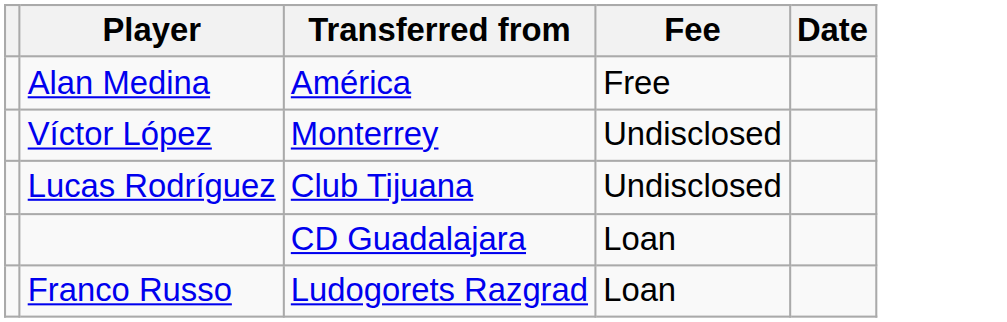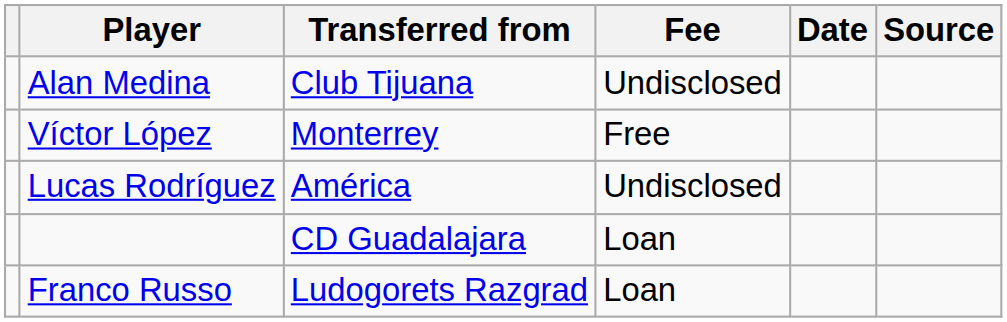+ column: (939, 30)
(351, 82) América -> (382, 82) Club Tijuana
(637, 82) Free -> (692, 82) Undisclosed
(692, 134) Undisclosed -> (637, 134) Free
(382, 186) Club Tijuana -> (351, 186) América
